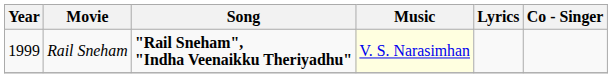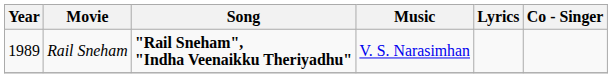(24, 51) 1999 -> (24, 51) 1989
(415, 51) lightyellow background -> (415, 51) no background
